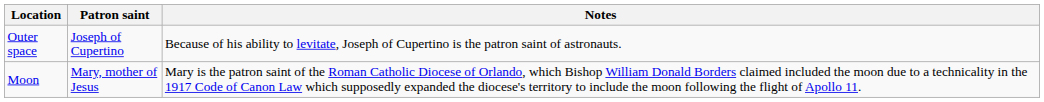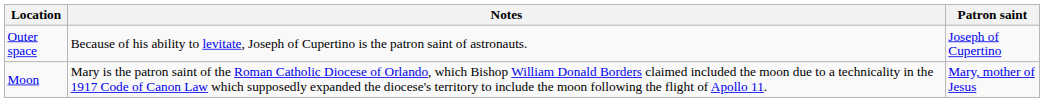columns swapped: (115, 15) <-> (601, 15)
